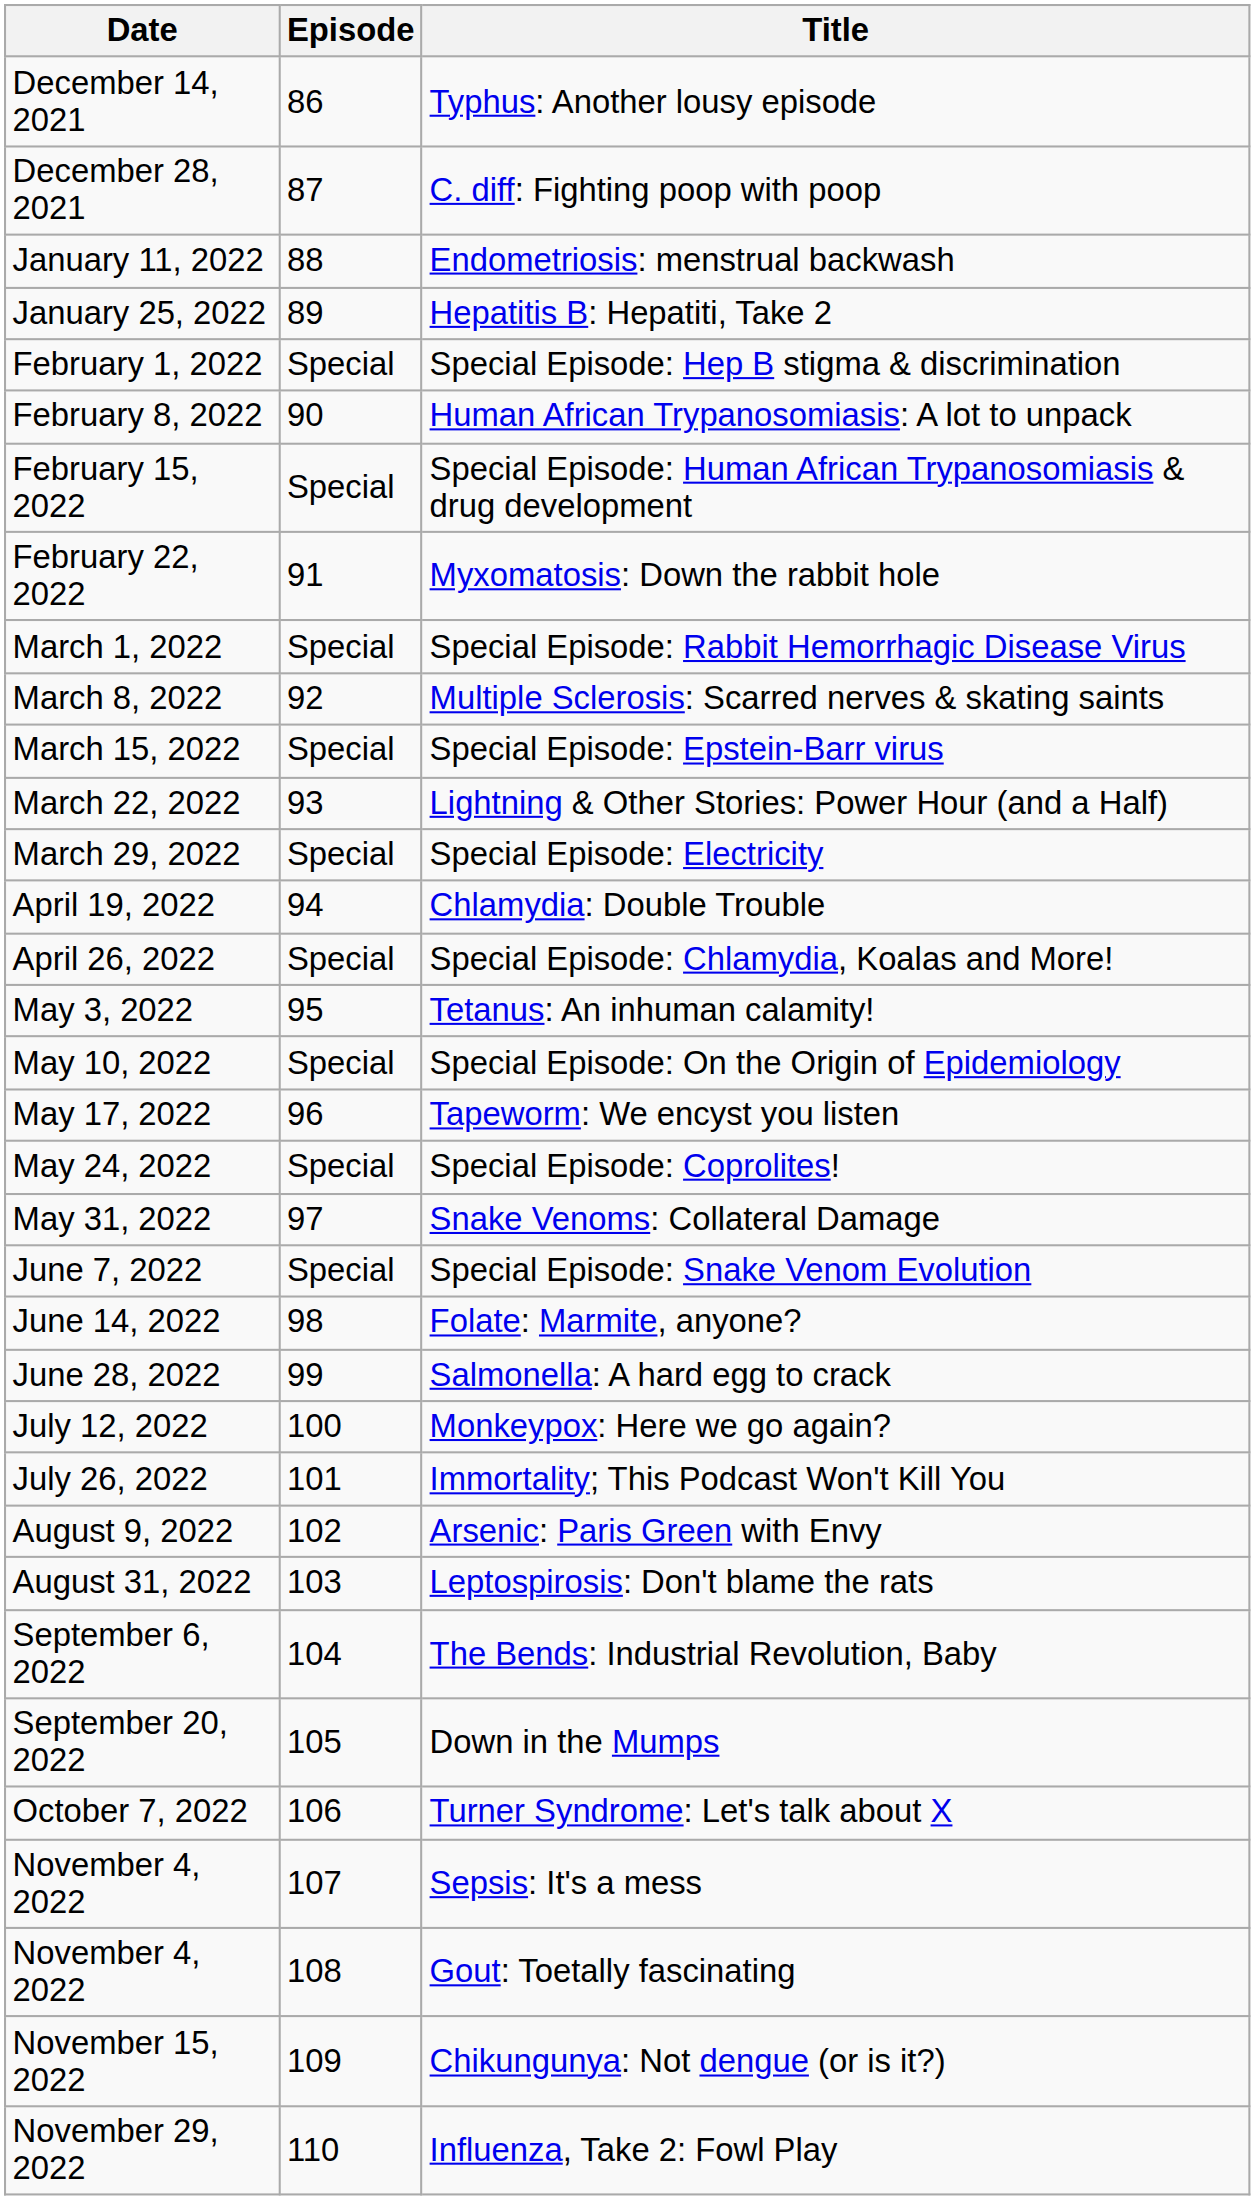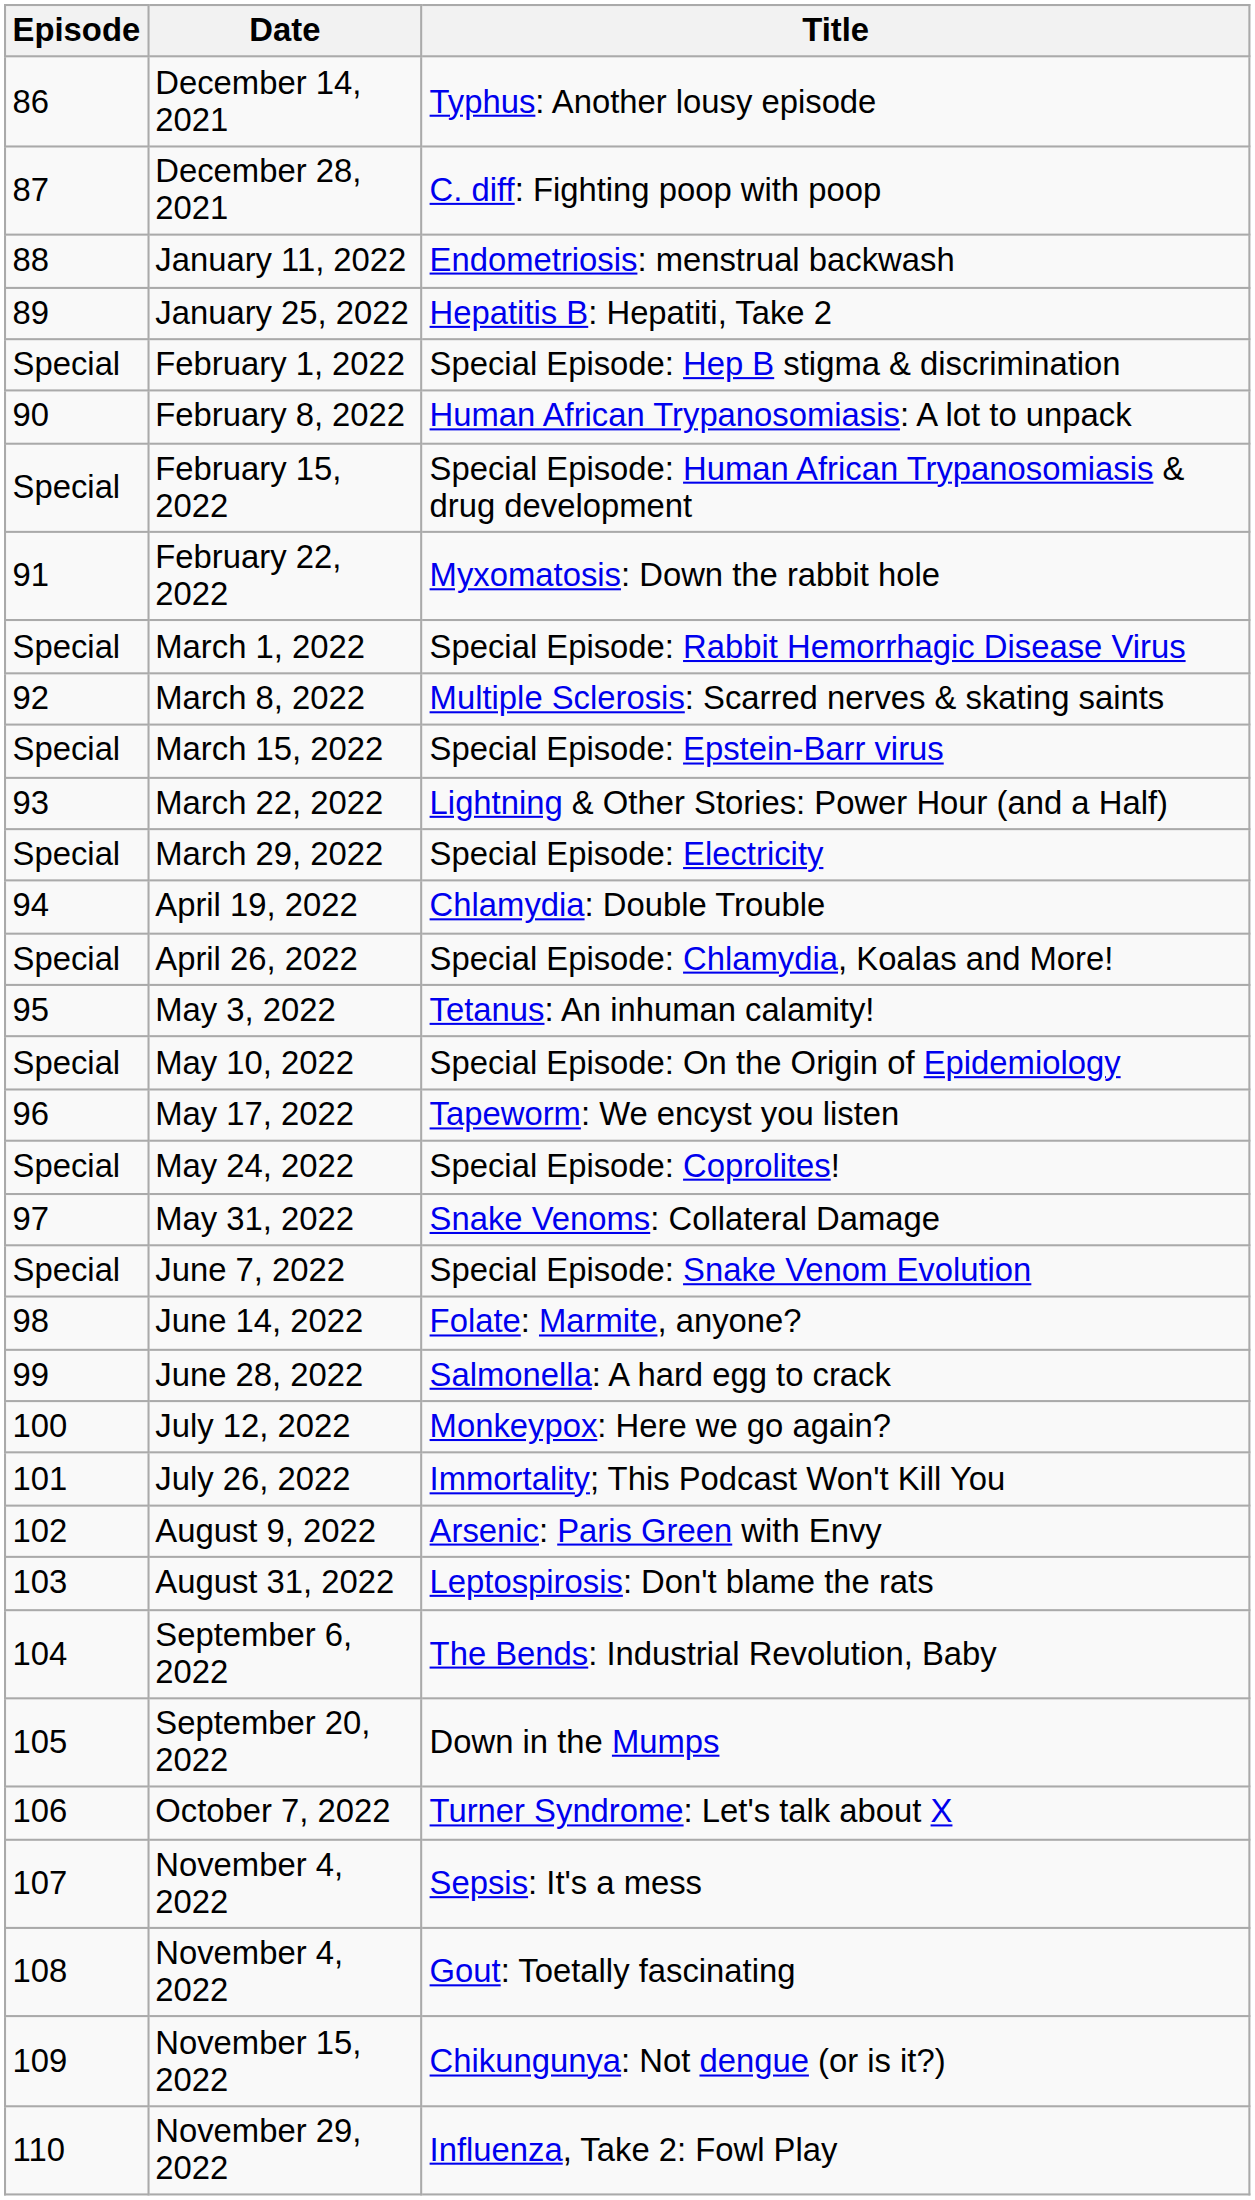columns swapped: (142, 30) <-> (351, 30)
